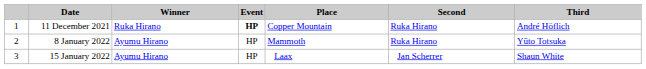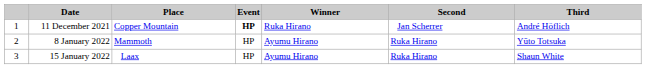columns swapped: (327, 11) <-> (175, 11)
(414, 26) Ruka Hirano -> (416, 26) Jan Scherrer
(416, 56) Jan Scherrer -> (414, 56) Ruka Hirano
